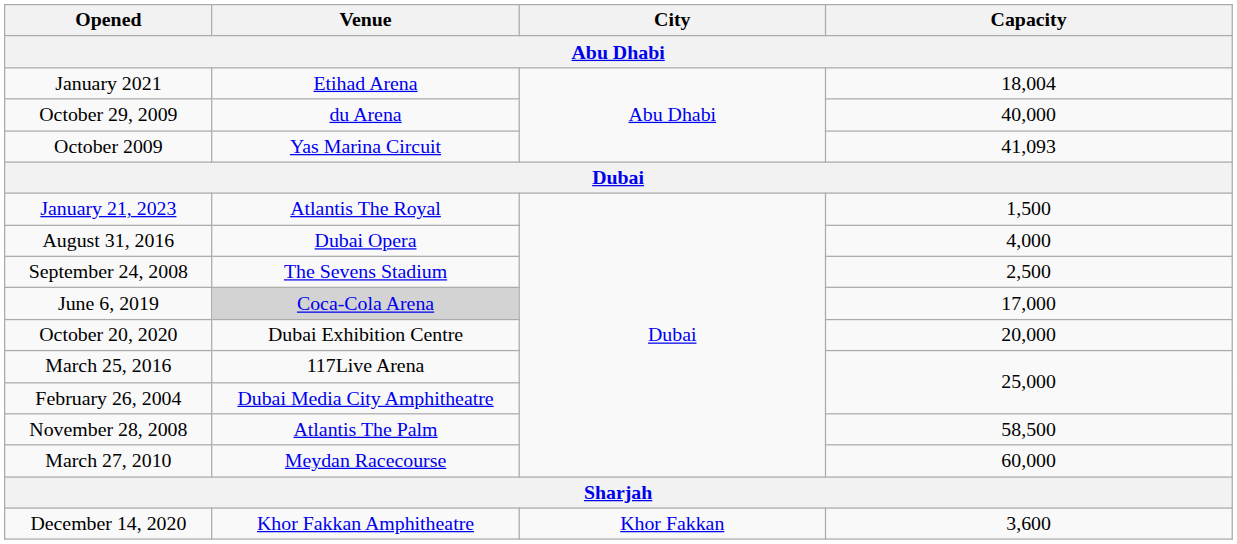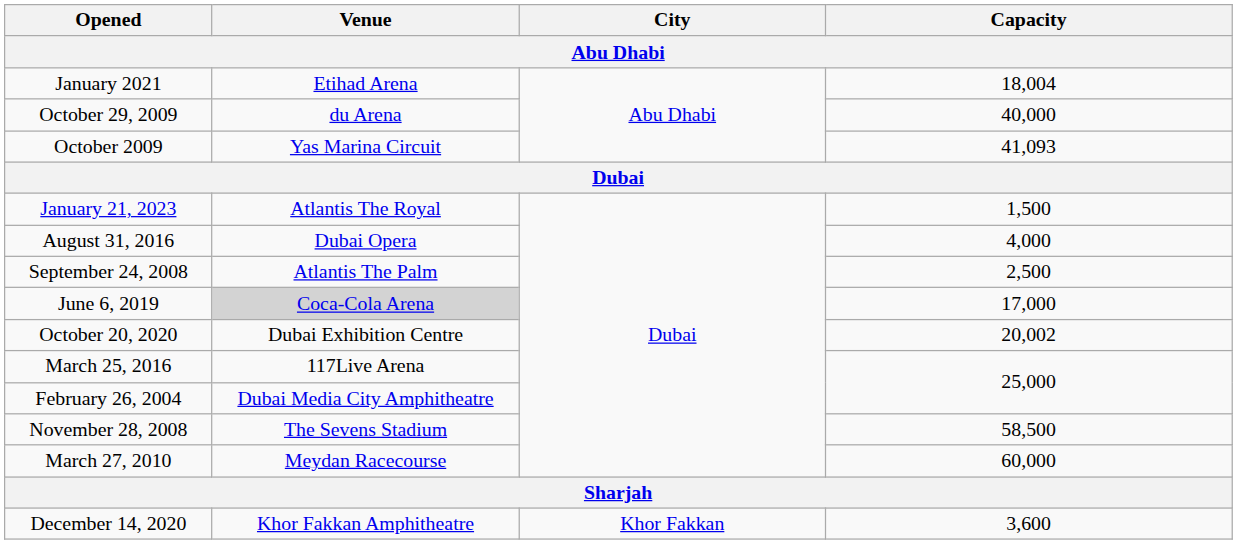(366, 271) The Sevens Stadium -> (366, 271) Atlantis The Palm
(1029, 334) 20,000 -> (1029, 334) 20,002
(366, 429) Atlantis The Palm -> (366, 429) The Sevens Stadium
